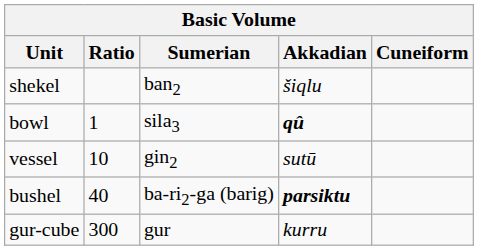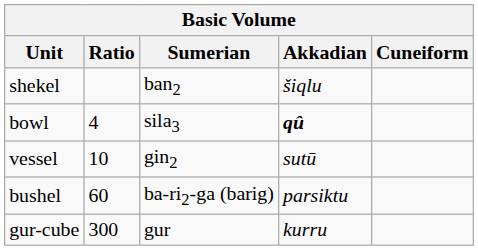(93, 122) 1 -> (93, 122) 4
(98, 195) 40 -> (98, 195) 60
(317, 195) bold -> (316, 195) normal
